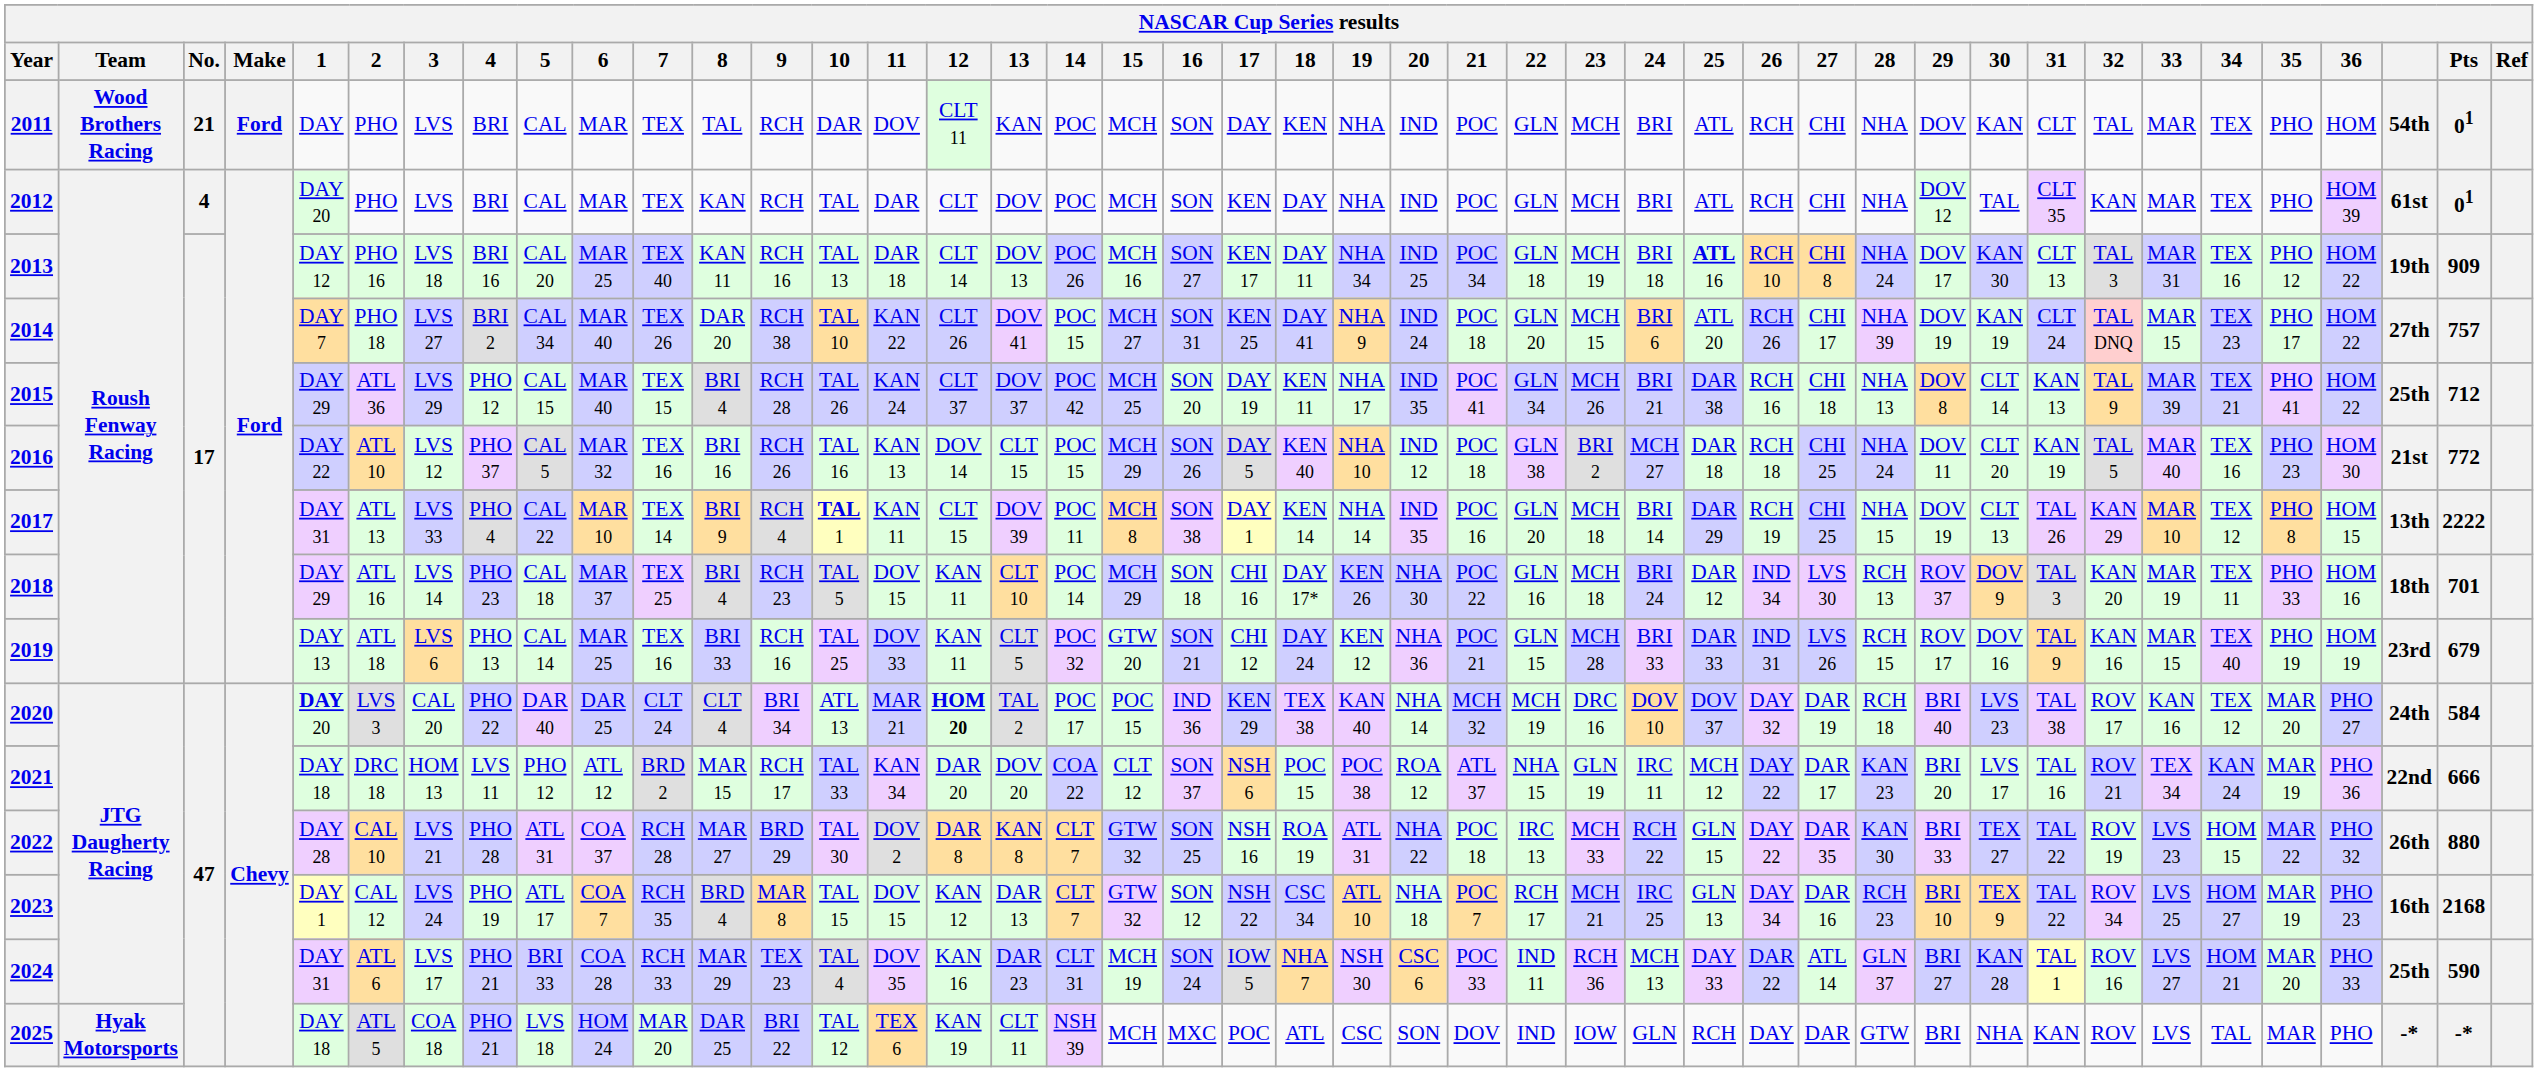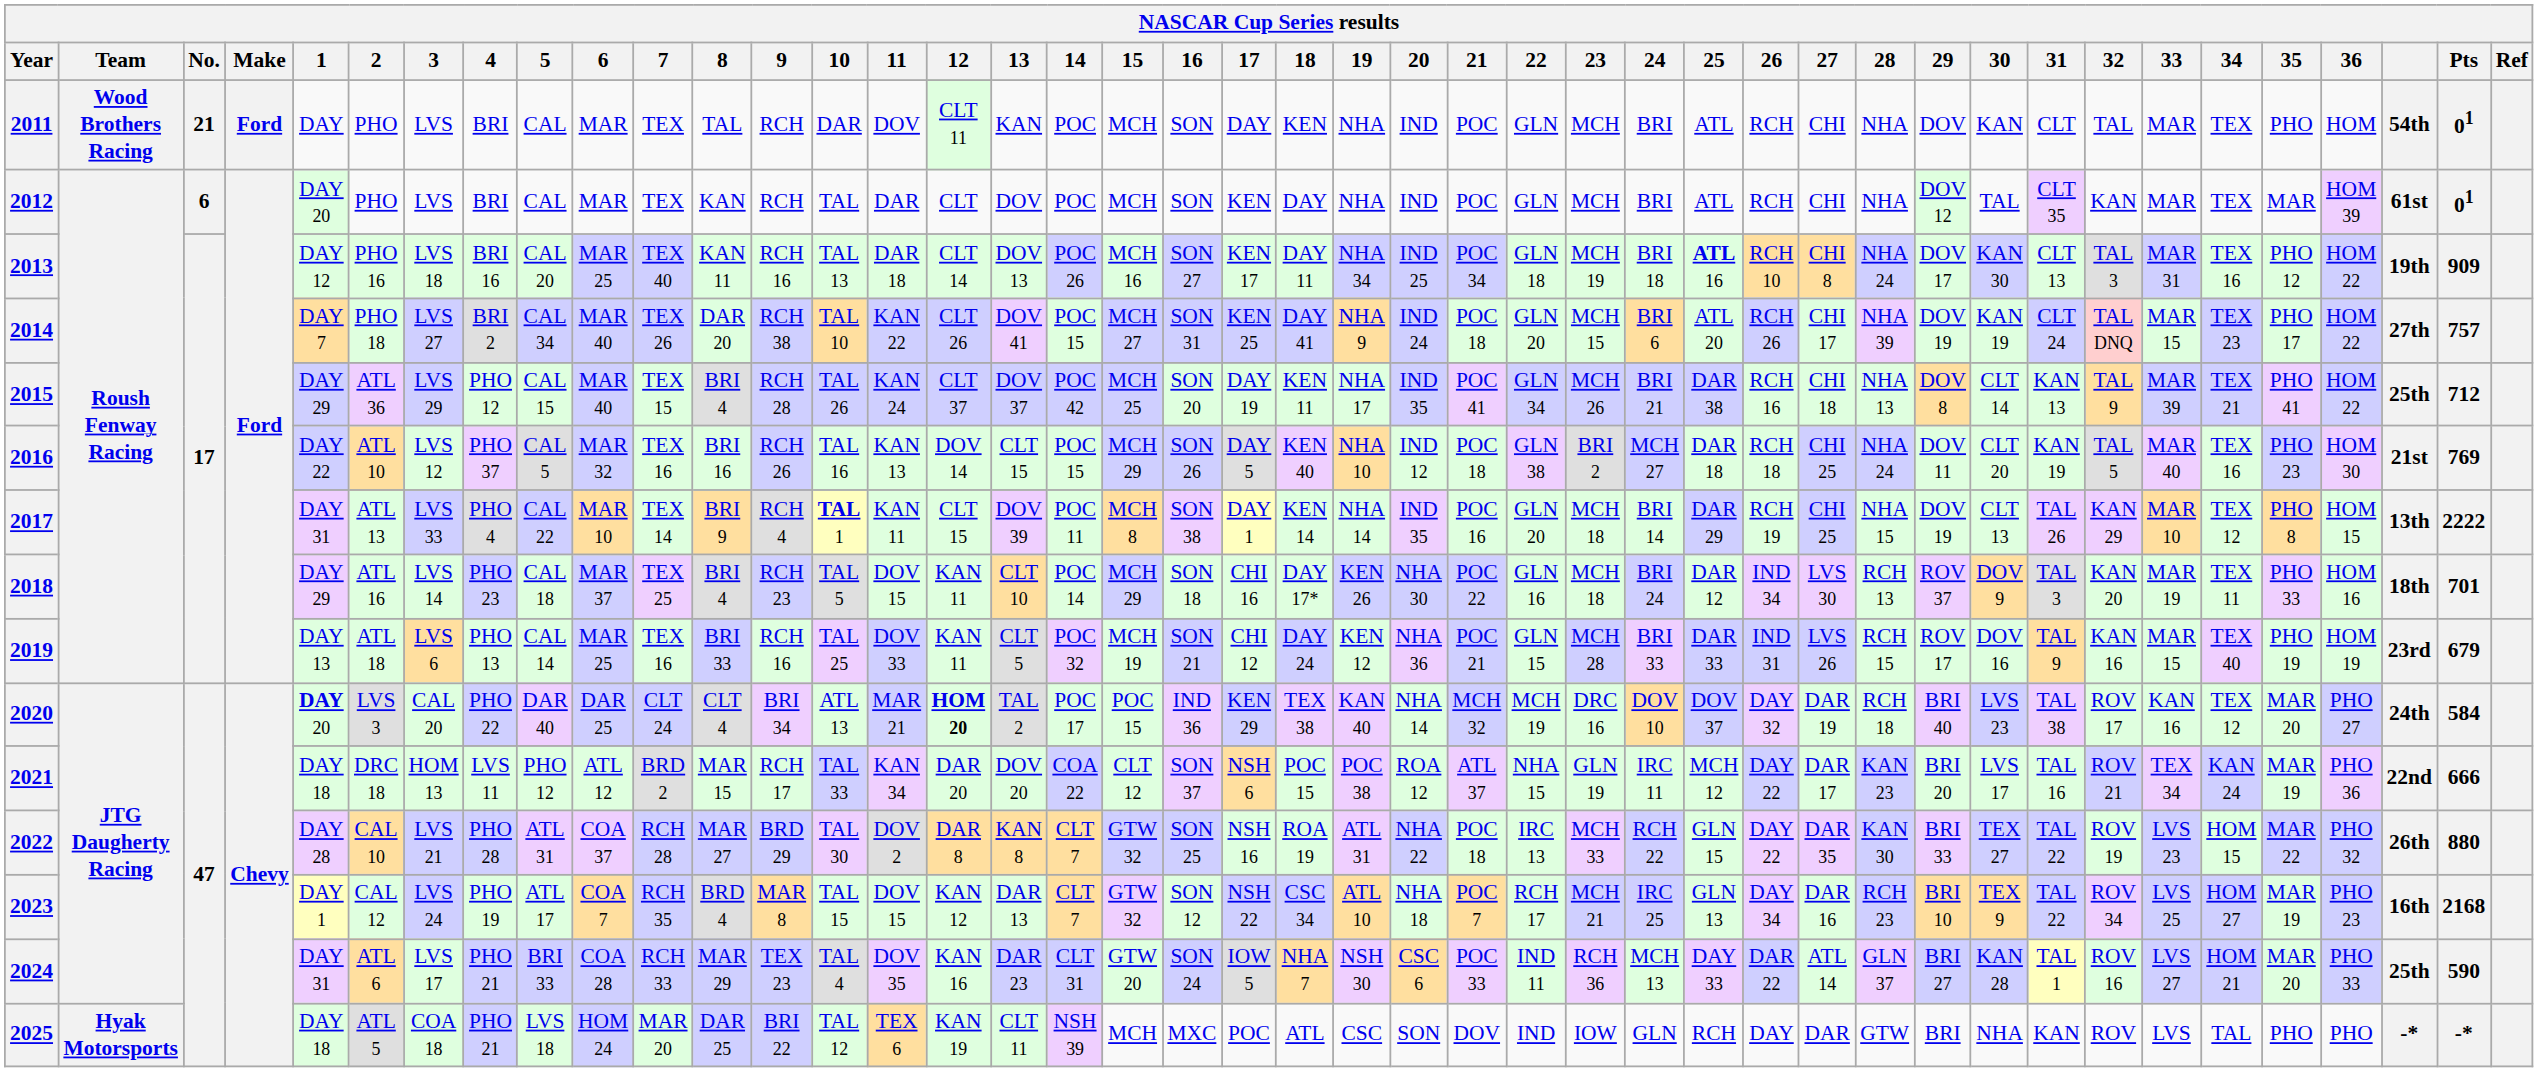(204, 201) 4 -> (204, 201) 6
(2291, 201) PHO -> (2291, 201) MAR
(2464, 458) 772 -> (2464, 458) 769
(1133, 649) GTW 20 -> (1133, 649) MCH 19
(1133, 969) MCH 19 -> (1133, 969) GTW 20
(2291, 1034) MAR -> (2291, 1034) PHO
